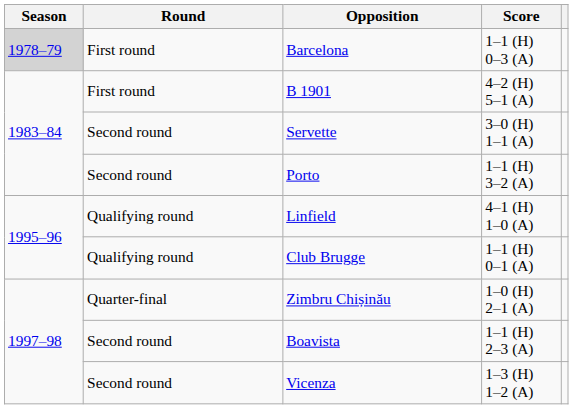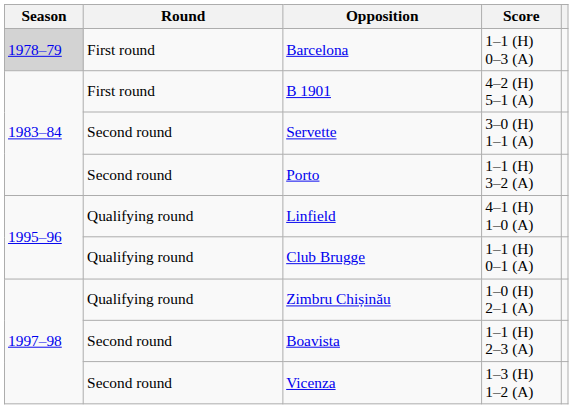(127, 299) Quarter-final -> (140, 299) Qualifying round
